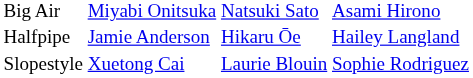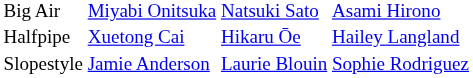(149, 37) Jamie Anderson -> (136, 37) Xuetong Cai
(136, 63) Xuetong Cai -> (149, 63) Jamie Anderson
